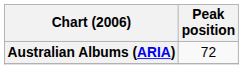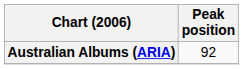(208, 52) 72 -> (208, 52) 92
